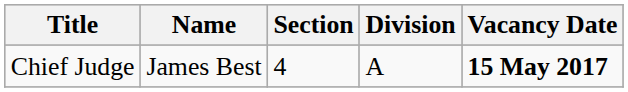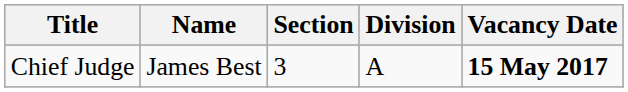(280, 65) 4 -> (280, 65) 3
